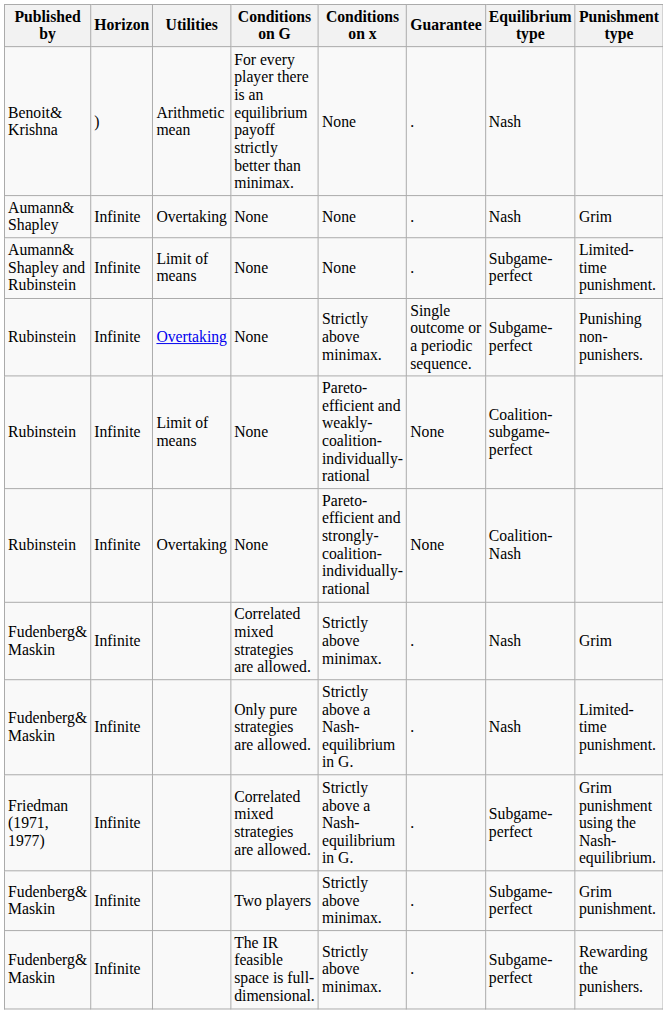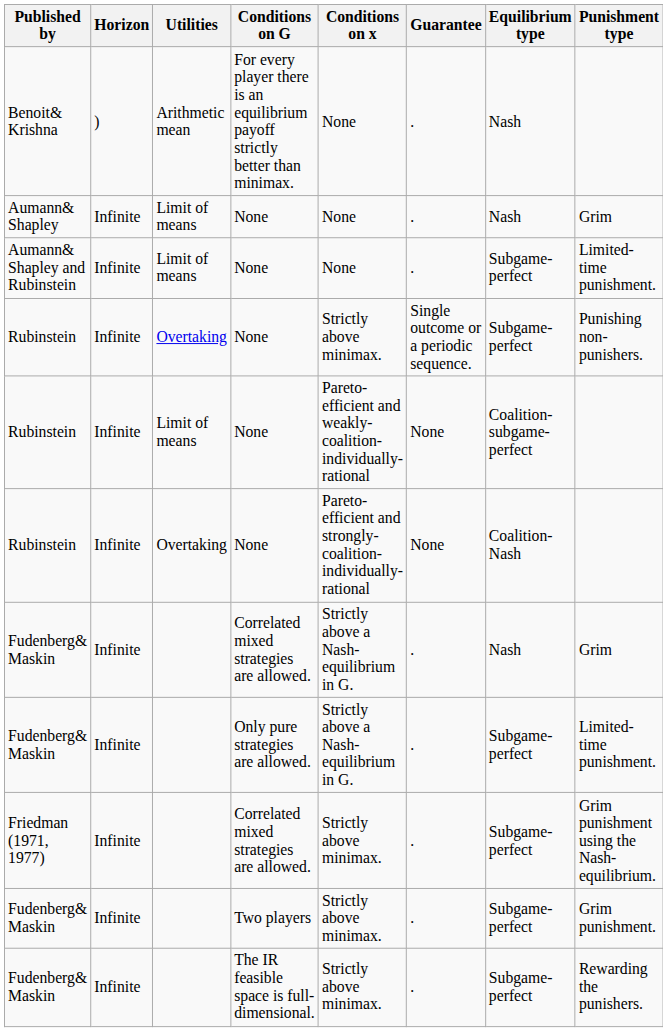(192, 216) Overtaking -> (182, 216) Limit of means
(352, 640) Strictly above minimax. -> (359, 649) Strictly above a Nash-equilibrium in G.
(505, 727) Nash -> (521, 745) Subgame-perfect
(359, 822) Strictly above a Nash-equilibrium in G. -> (352, 840) Strictly above minimax.
